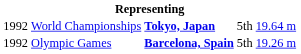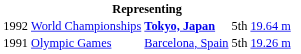(16, 43) 1992 -> (16, 43) 1991
(189, 43) bold -> (186, 43) normal
